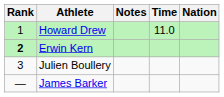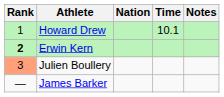columns swapped: (199, 13) <-> (131, 13)
(164, 30) 11.0 -> (168, 30) 10.1
(20, 65) no background -> (20, 65) lightsalmon background
